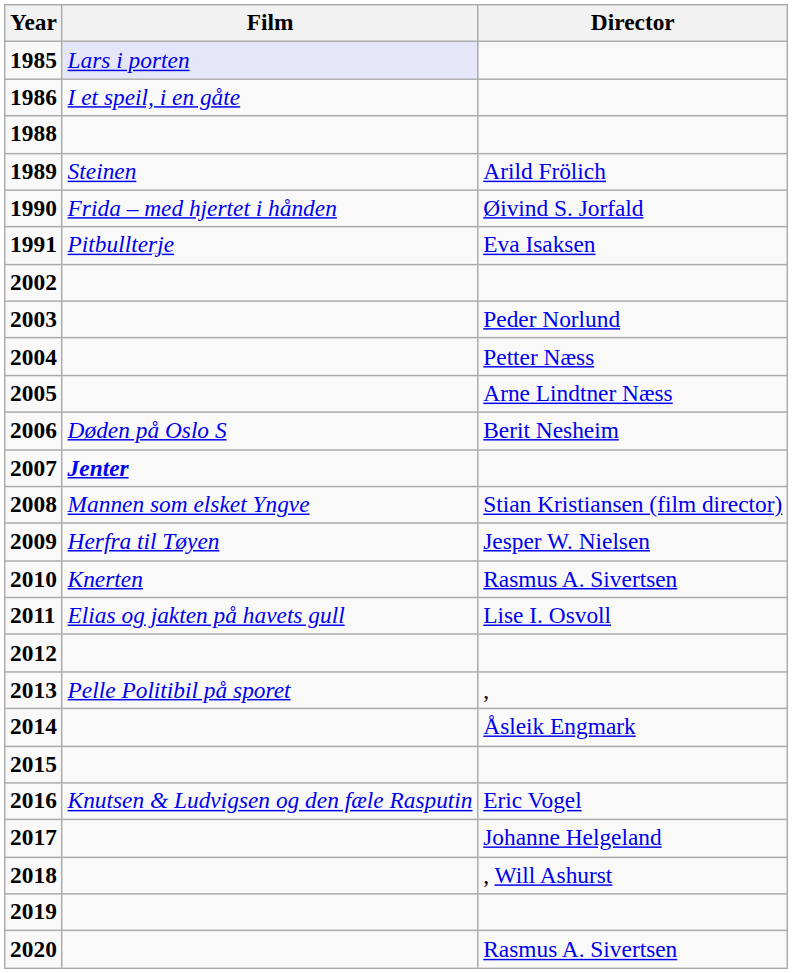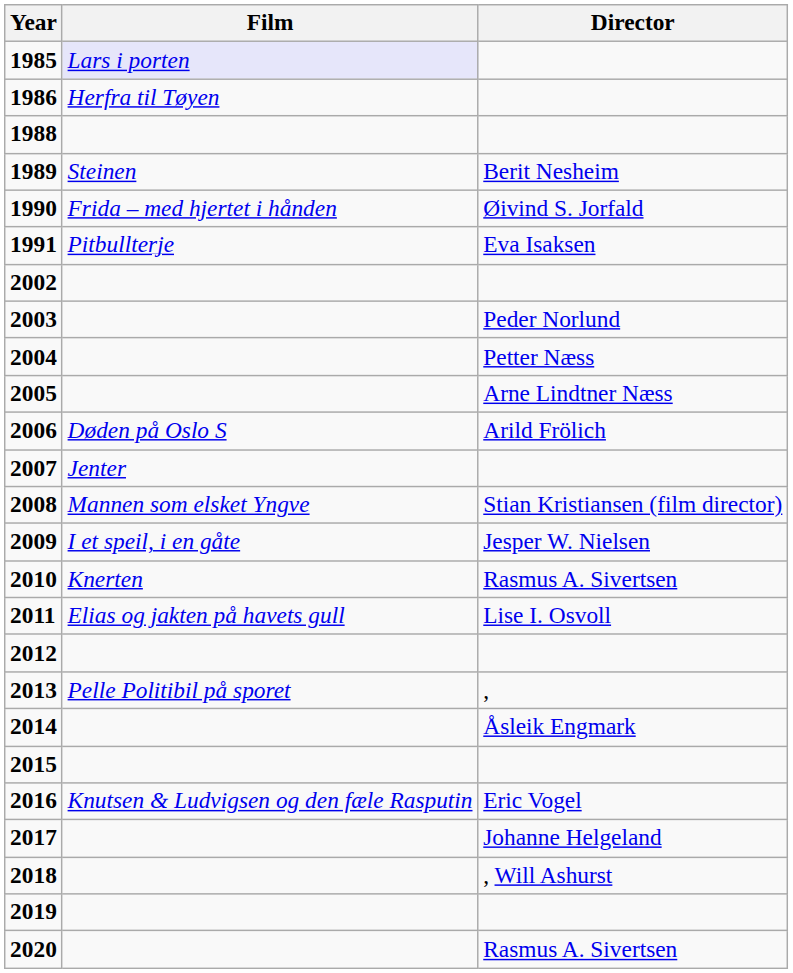(154, 97) I et speil, i en gåte -> (144, 97) Herfra til Tøyen
(545, 171) Arild Frölich -> (551, 171) Berit Nesheim
(551, 430) Berit Nesheim -> (545, 430) Arild Frölich
(98, 467) bold -> (97, 467) normal
(144, 541) Herfra til Tøyen -> (154, 541) I et speil, i en gåte
